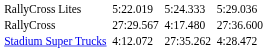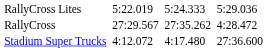(185, 25) 4:17.480 -> (188, 25) 27:35.262
(240, 25) 27:36.600 -> (237, 25) 4:28.472
(188, 41) 27:35.262 -> (185, 41) 4:17.480
(237, 41) 4:28.472 -> (240, 41) 27:36.600
